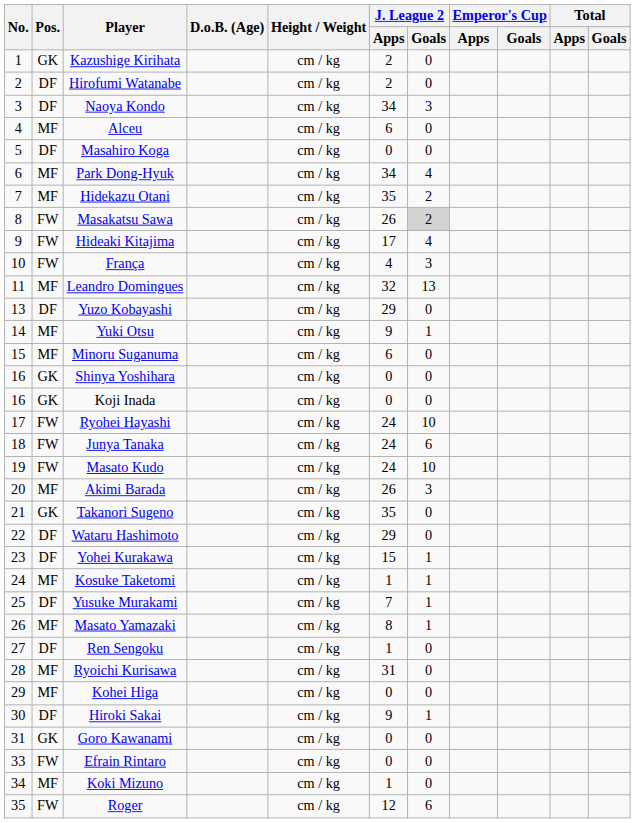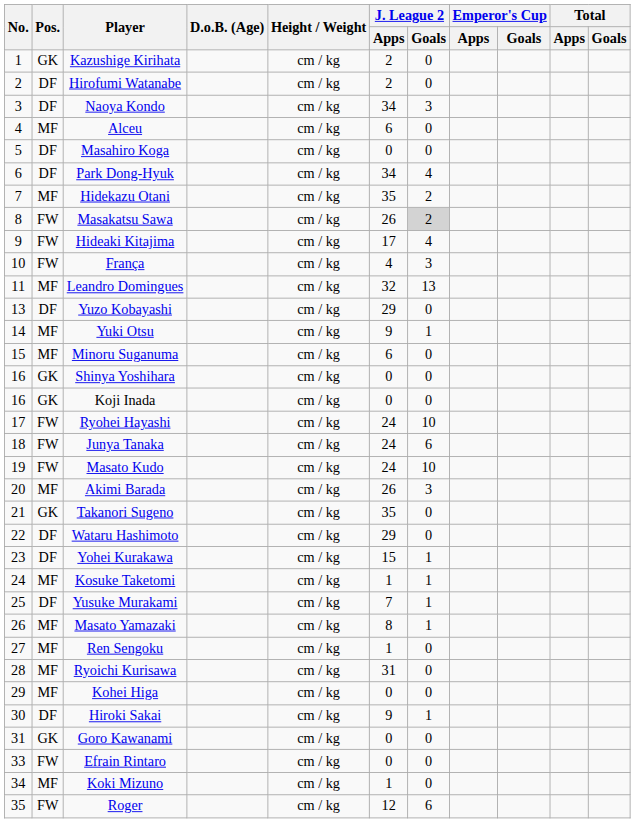(48, 173) MF -> (48, 173) DF
(48, 648) DF -> (48, 648) MF
